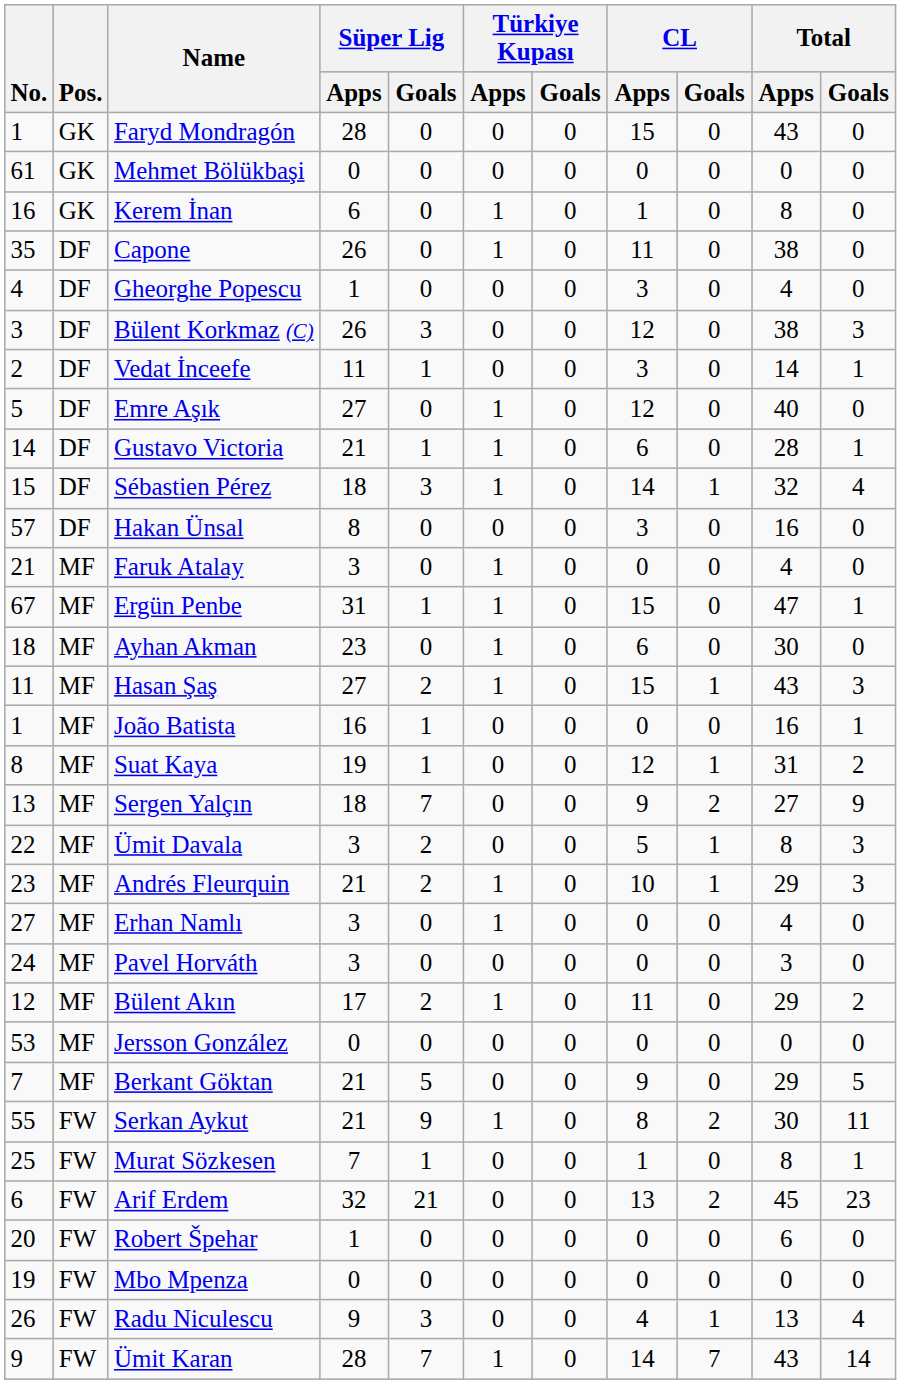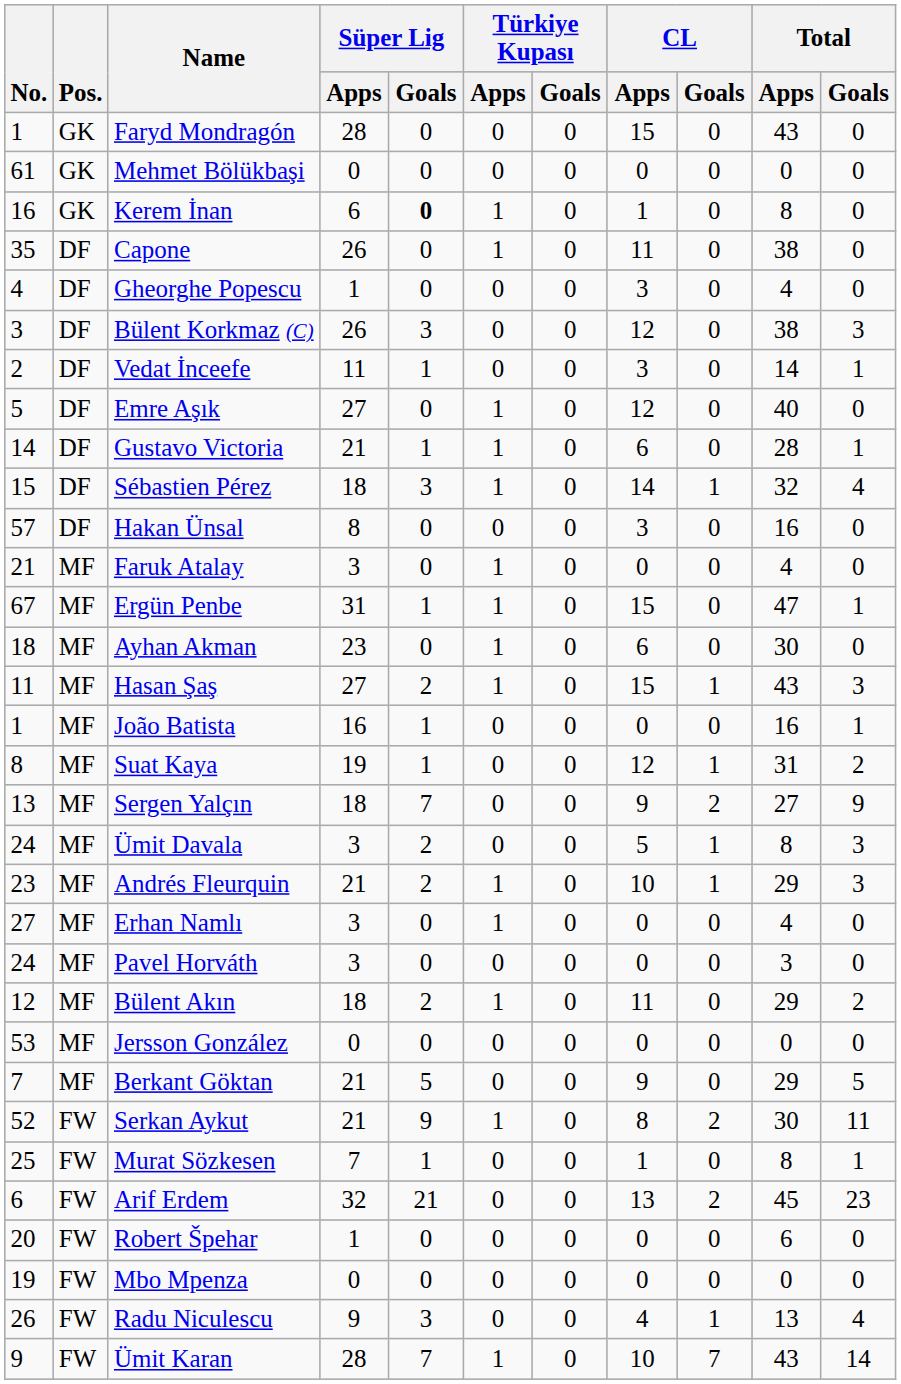(426, 210) normal -> (426, 210) bold
(23, 844) 22 -> (23, 844) 24
(354, 1002) 17 -> (354, 1002) 18
(23, 1121) 55 -> (23, 1121) 52
(642, 1358) 14 -> (642, 1358) 10
